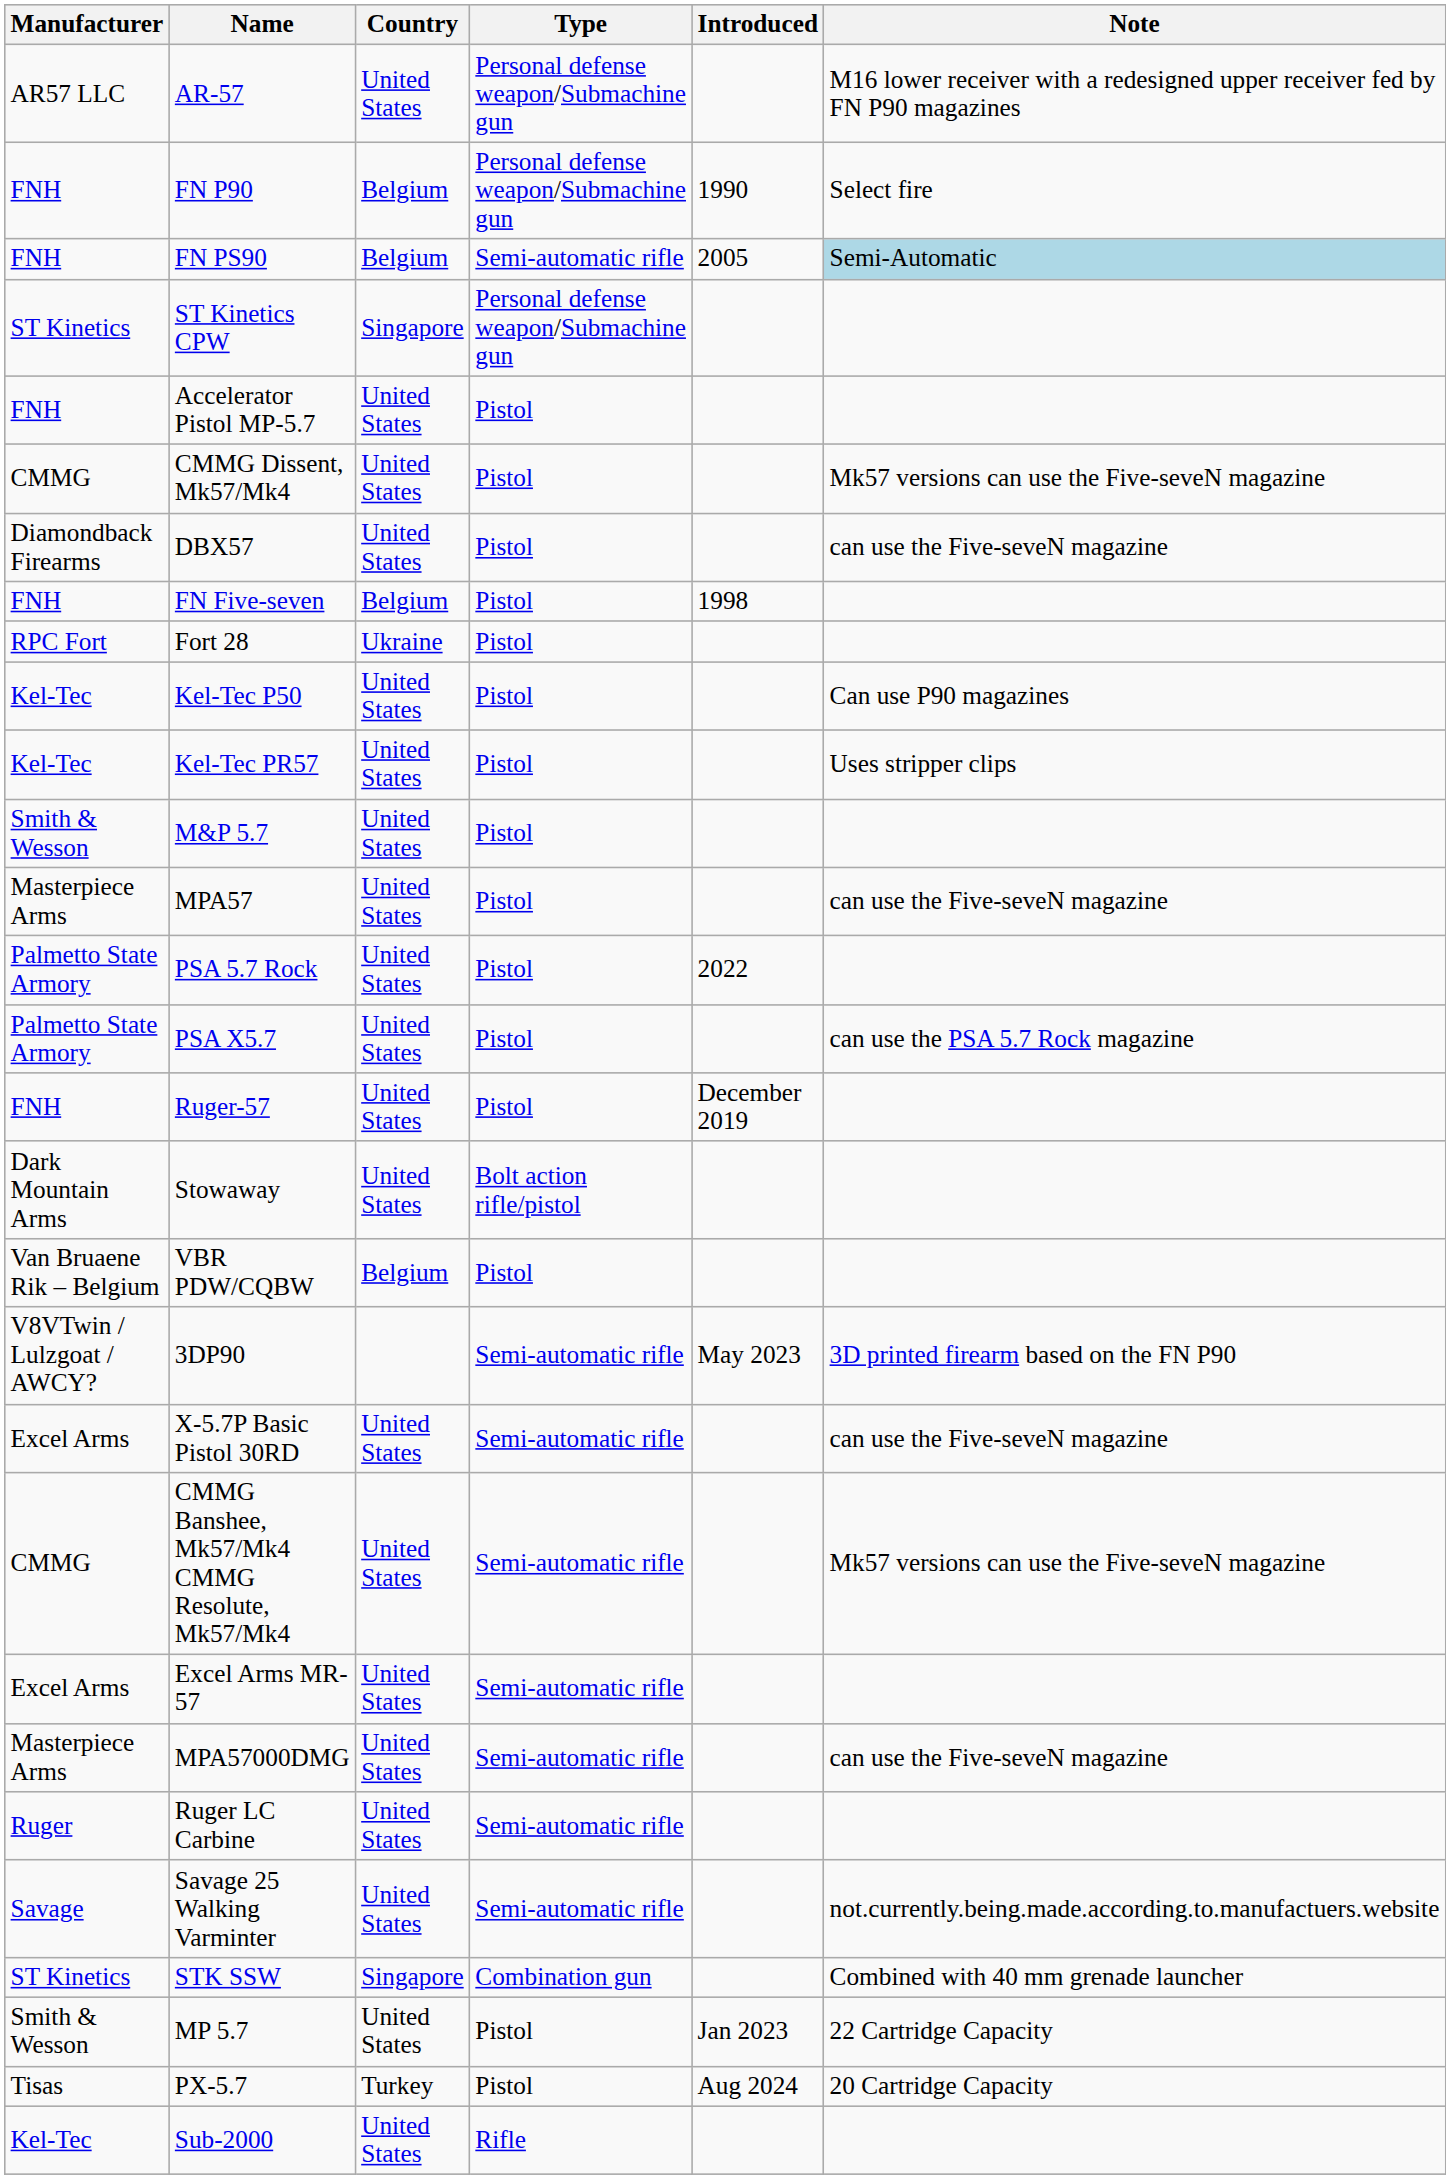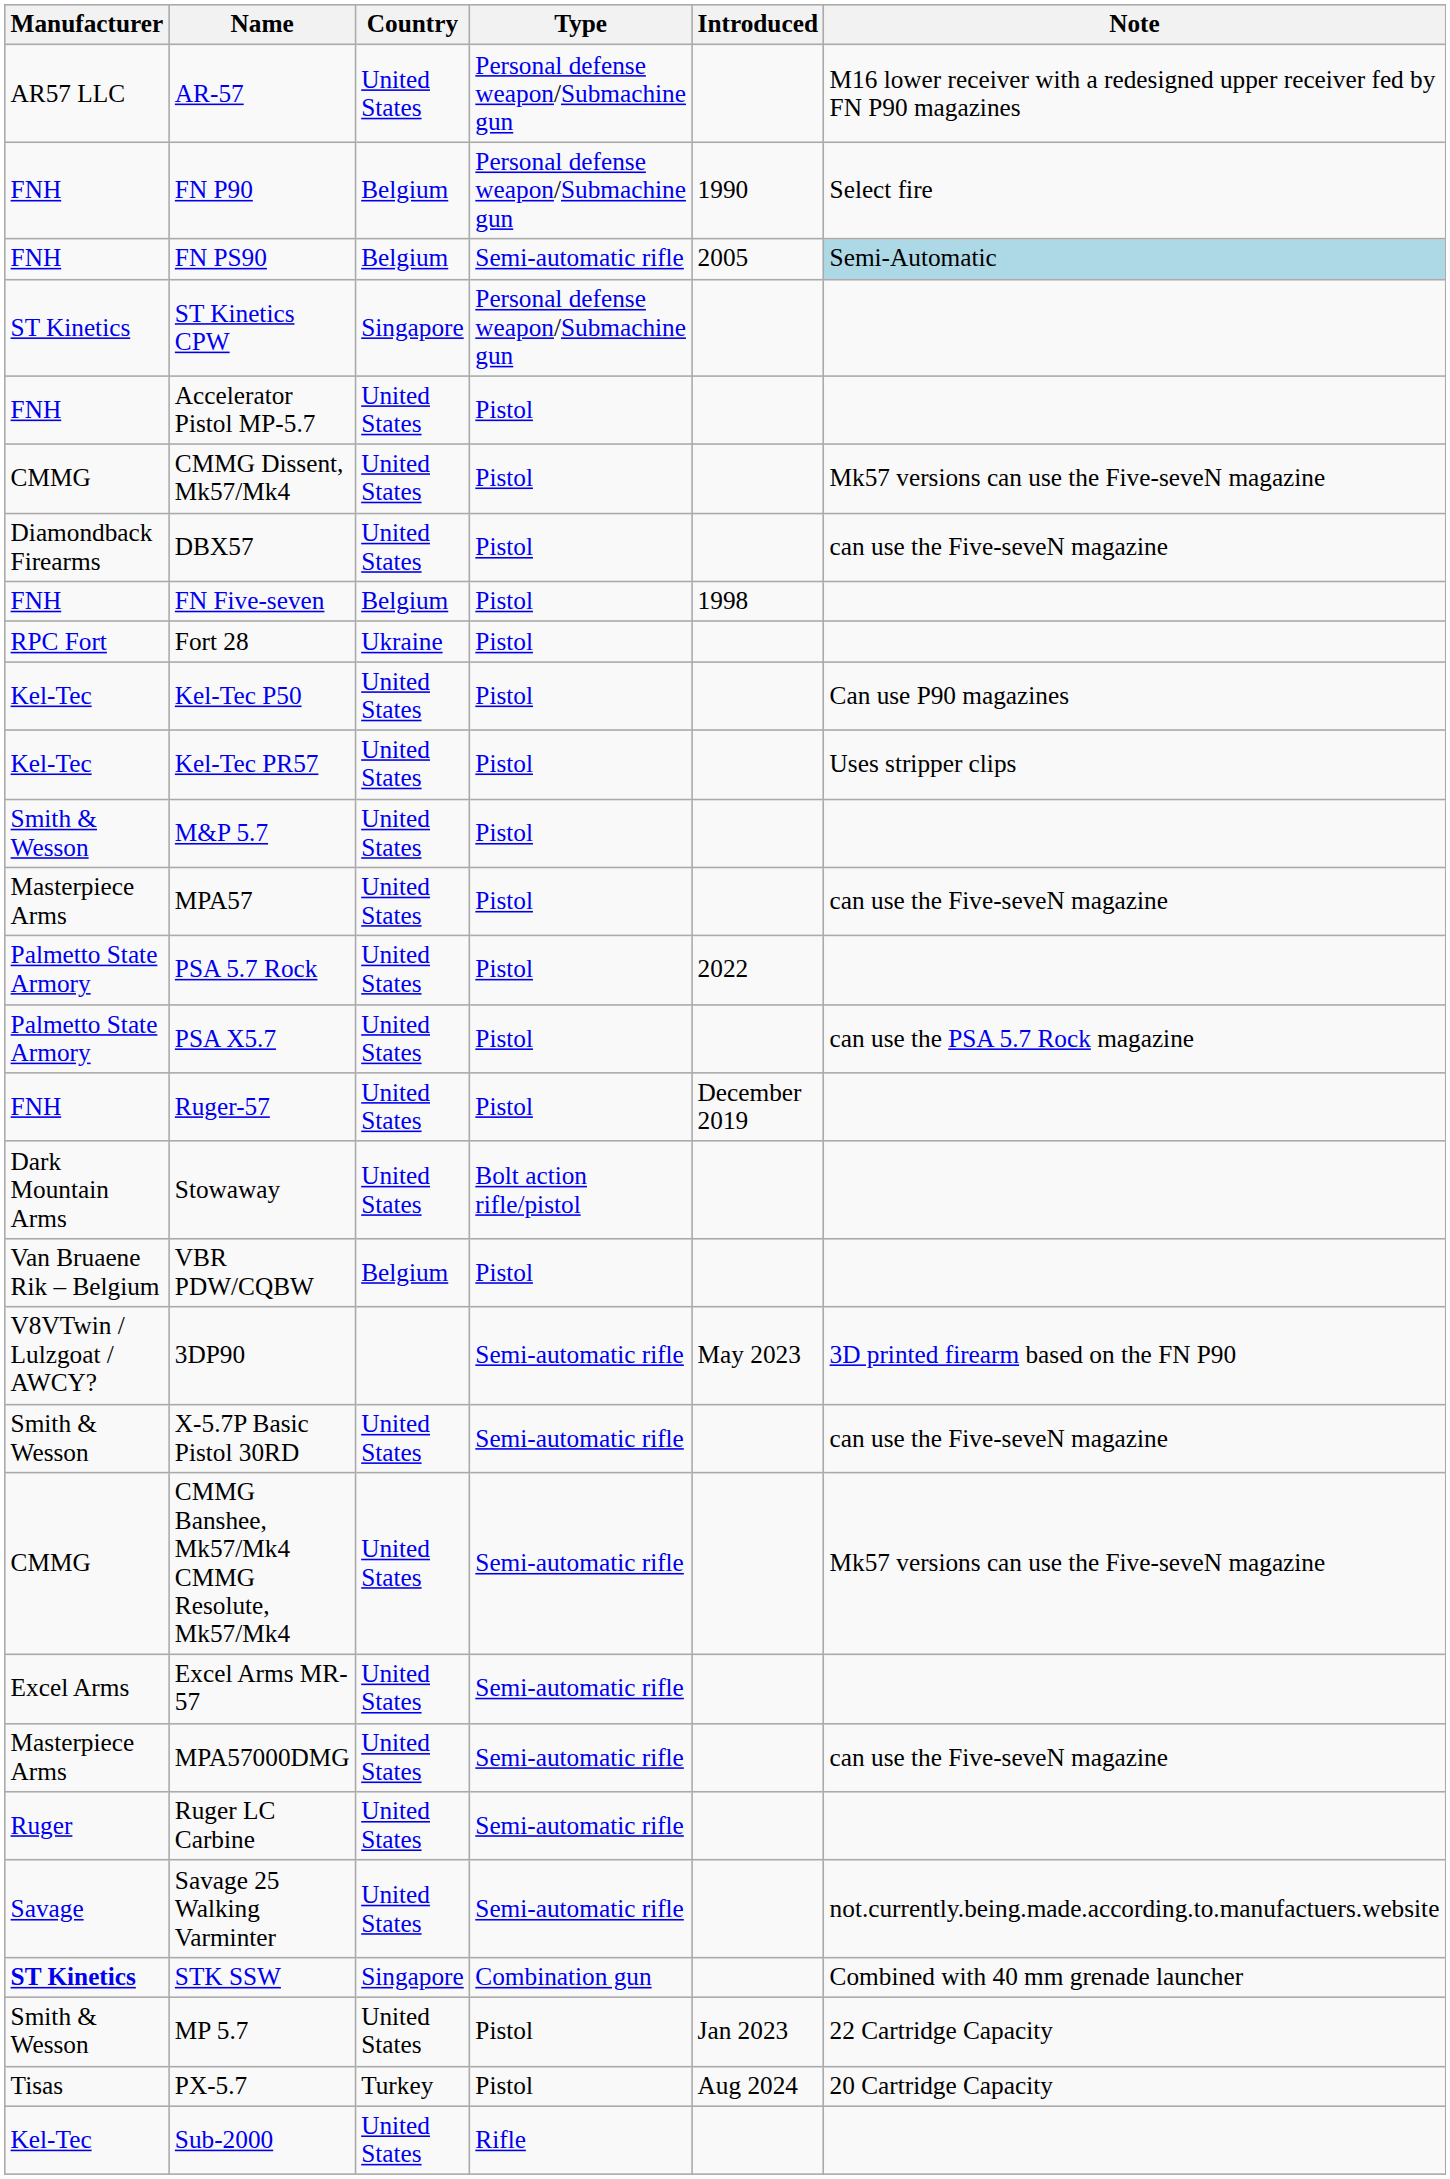(70, 1437) Excel Arms -> (54, 1437) Smith & Wesson
(70, 1977) normal -> (73, 1977) bold
